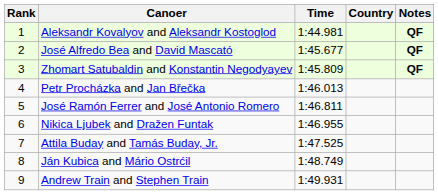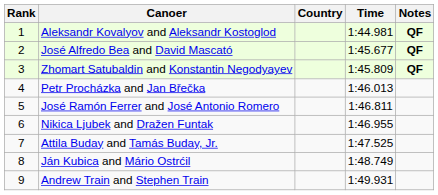columns swapped: (371, 13) <-> (320, 13)
